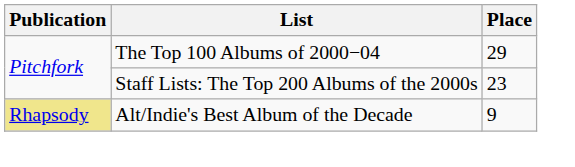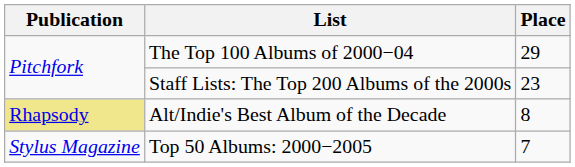(492, 114) 9 -> (525, 114) 8
+ row: (260, 146)
